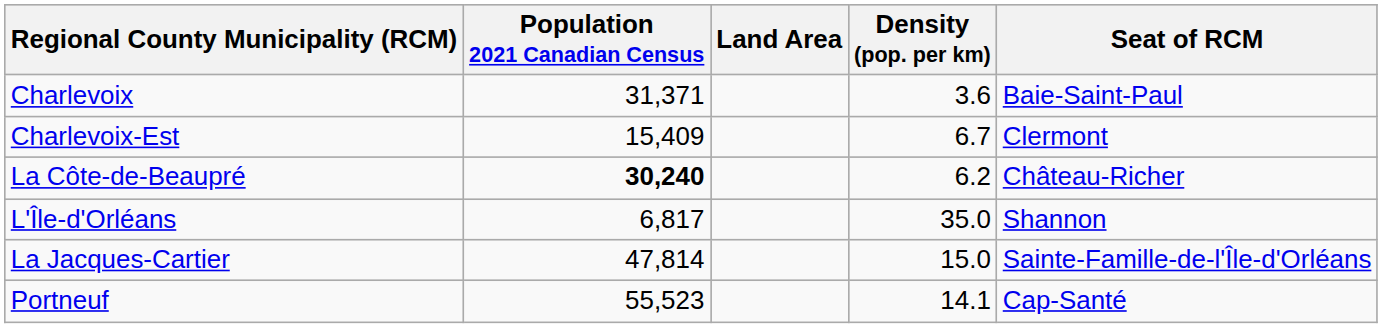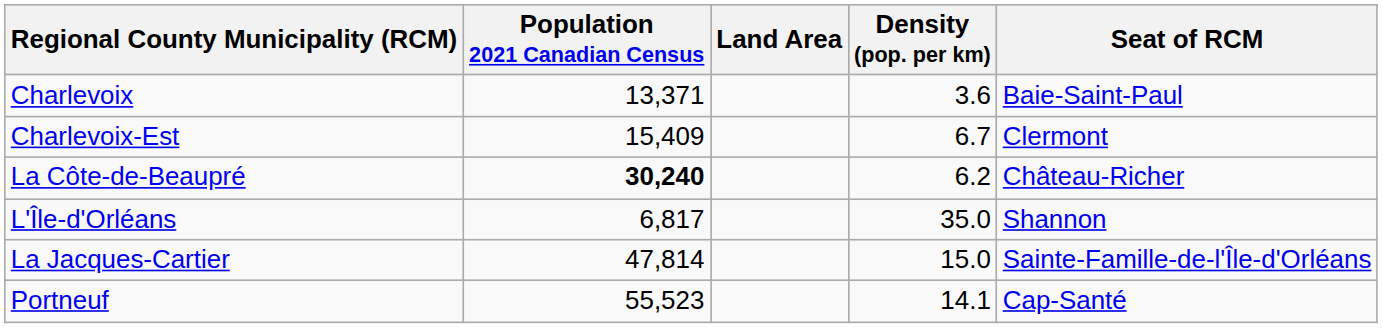(665, 95) 31,371 -> (665, 95) 13,371
